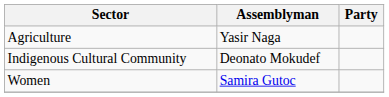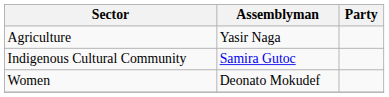(270, 59) Deonato Mokudef -> (258, 59) Samira Gutoc
(258, 80) Samira Gutoc -> (270, 80) Deonato Mokudef
